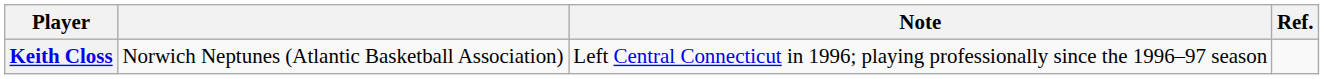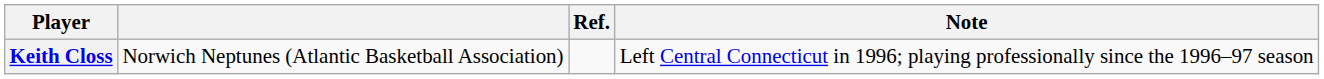columns swapped: (920, 21) <-> (1295, 21)
